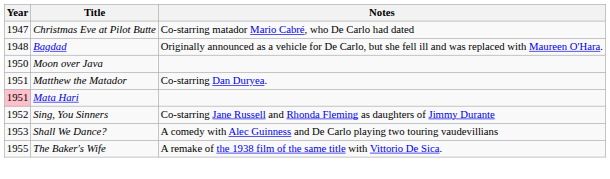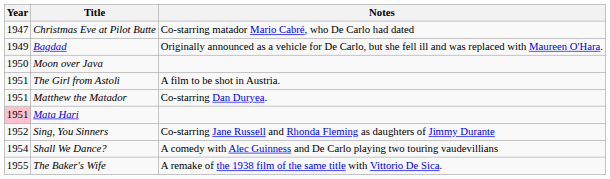(18, 47) 1948 -> (18, 47) 1949
+ row: (77, 81)
(18, 132) 1953 -> (18, 149) 1954
